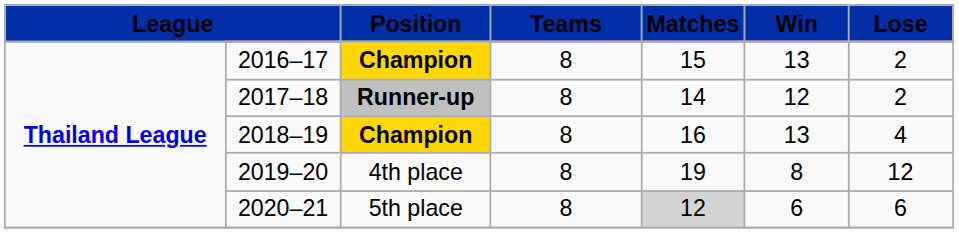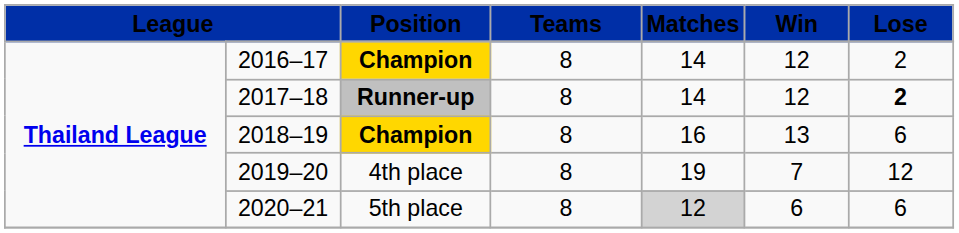(693, 61) 15 -> (693, 61) 14
(797, 61) 13 -> (797, 61) 12
(900, 98) normal -> (900, 98) bold
(900, 135) 4 -> (900, 135) 6
(797, 172) 8 -> (797, 172) 7
